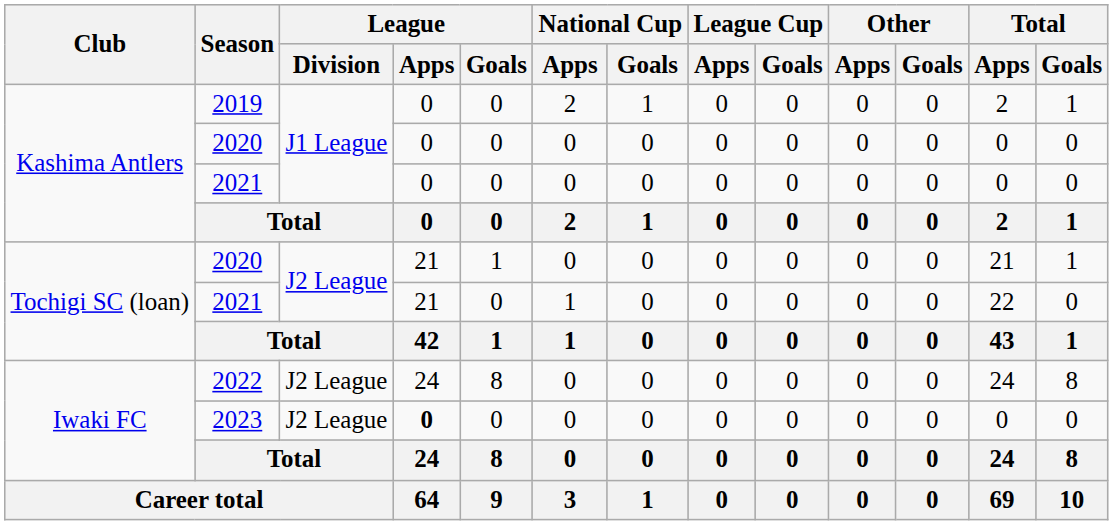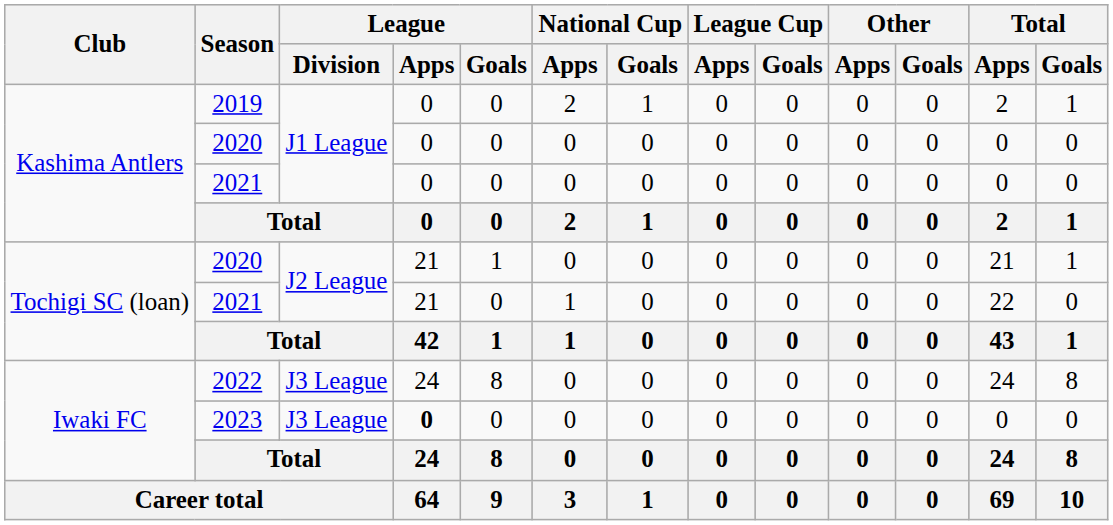(336, 380) J2 League -> (336, 380) J3 League
(336, 420) J2 League -> (336, 420) J3 League
